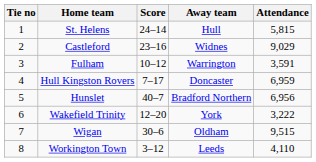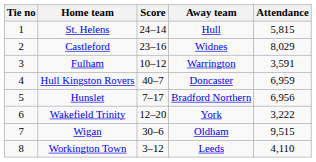(282, 47) 9,029 -> (282, 47) 8,029
(153, 81) 7–17 -> (153, 81) 40–7
(153, 98) 40–7 -> (153, 98) 7–17
